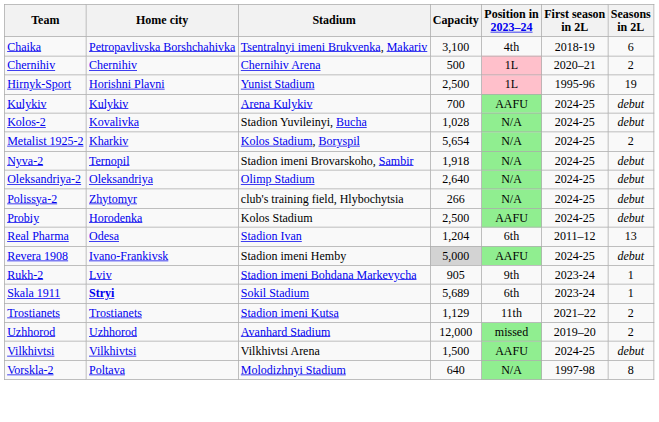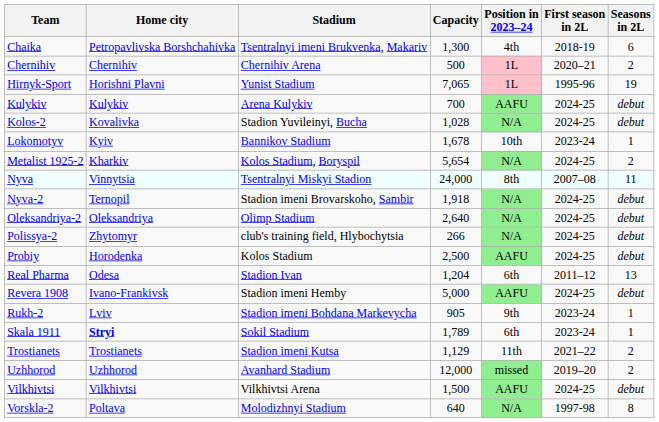(456, 46) 3,100 -> (456, 46) 1,300
(456, 84) 2,500 -> (456, 84) 7,065
+ row: (35, 141)
+ row: (20, 179)
(456, 255) lightgrey background -> (456, 293) no background
(456, 293) 5,689 -> (456, 332) 1,789
